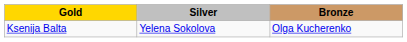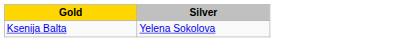- column: (336, 12)
